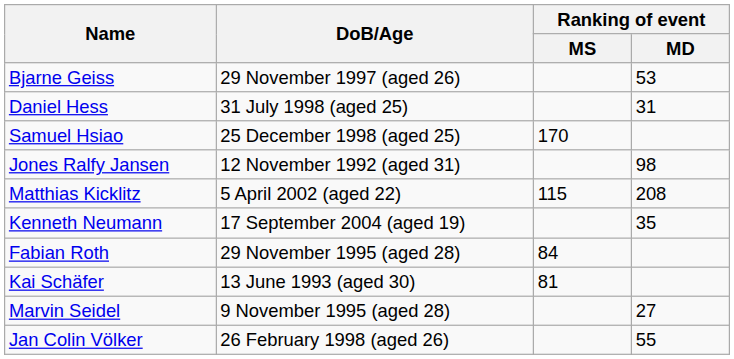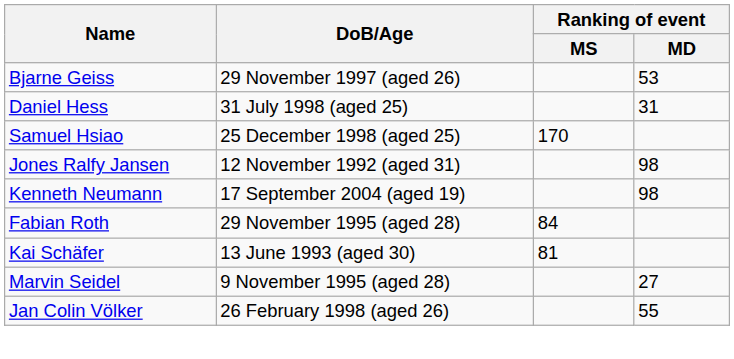- row: (75, 194)
(646, 223) 35 -> (649, 194) 98
